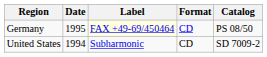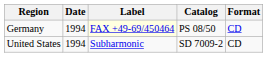columns swapped: (195, 12) <-> (238, 12)
(75, 28) 1995 -> (75, 28) 1994
